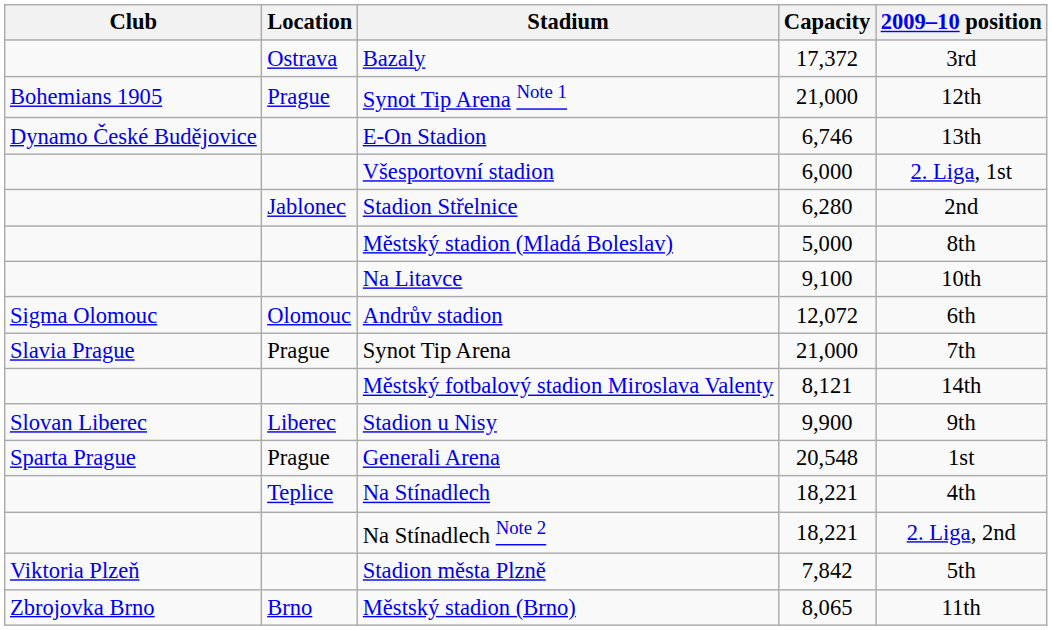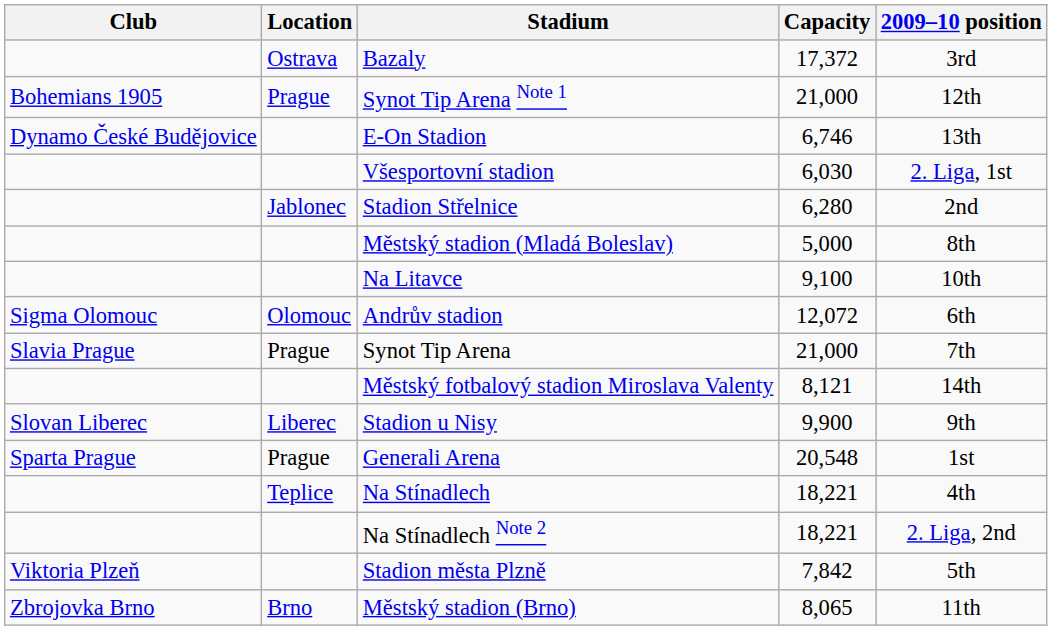(827, 171) 6,000 -> (827, 171) 6,030
